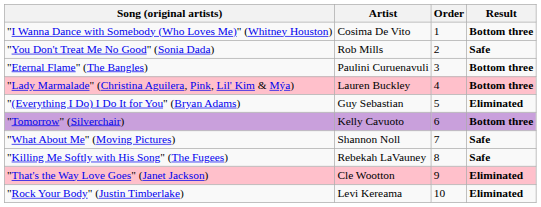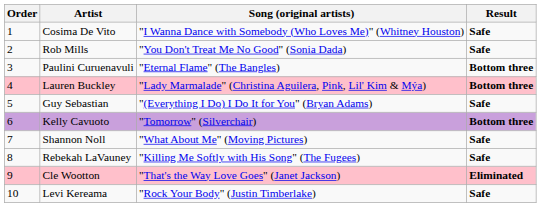columns swapped: (449, 13) <-> (170, 13)
(501, 31) Bottom three -> (480, 31) Safe
(496, 103) Eliminated -> (480, 103) Safe
(496, 193) Eliminated -> (480, 193) Safe
